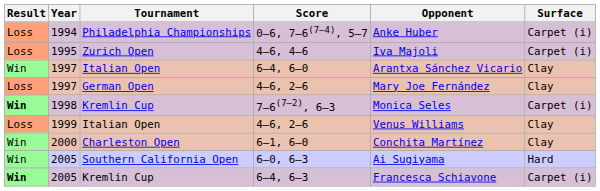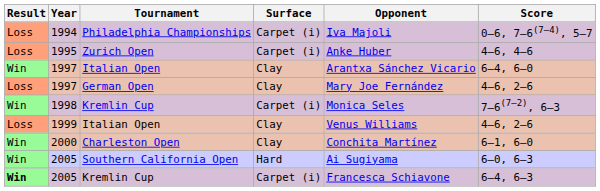columns swapped: (560, 13) <-> (312, 13)
(405, 32) Anke Huber -> (359, 32) Iva Majoli
(405, 51) Iva Majoli -> (359, 51) Anke Huber
(17, 105) bold -> (17, 105) normal
